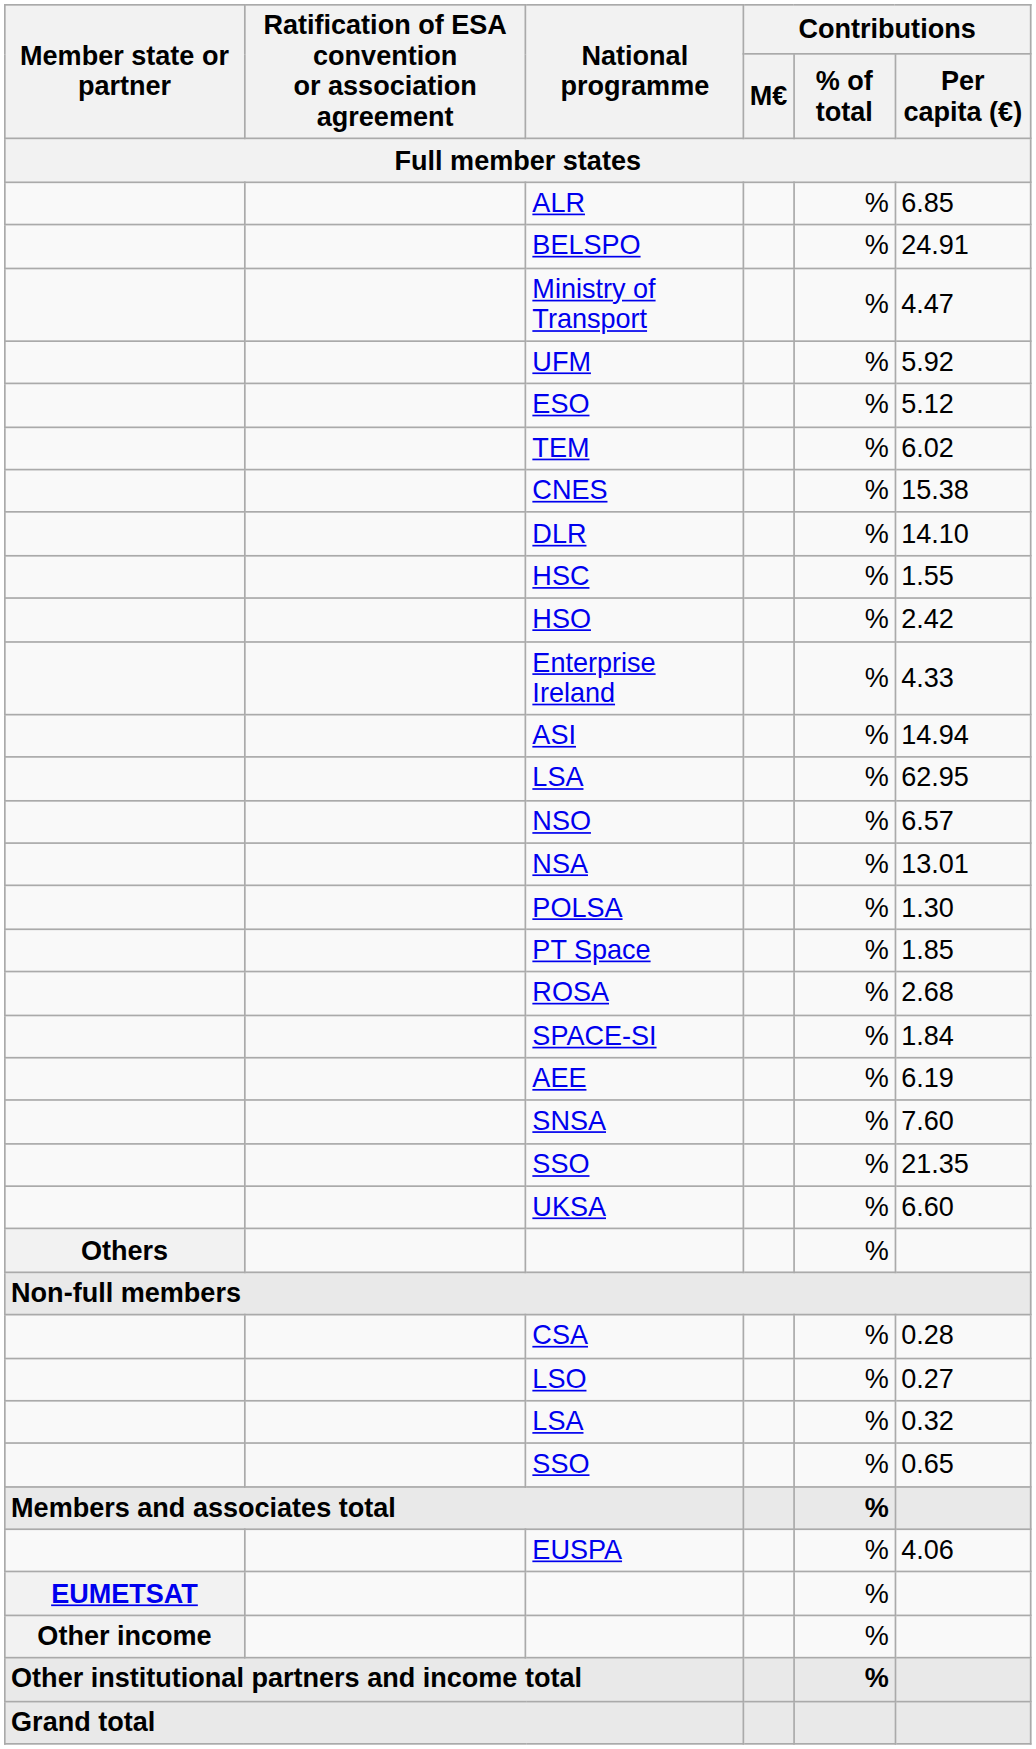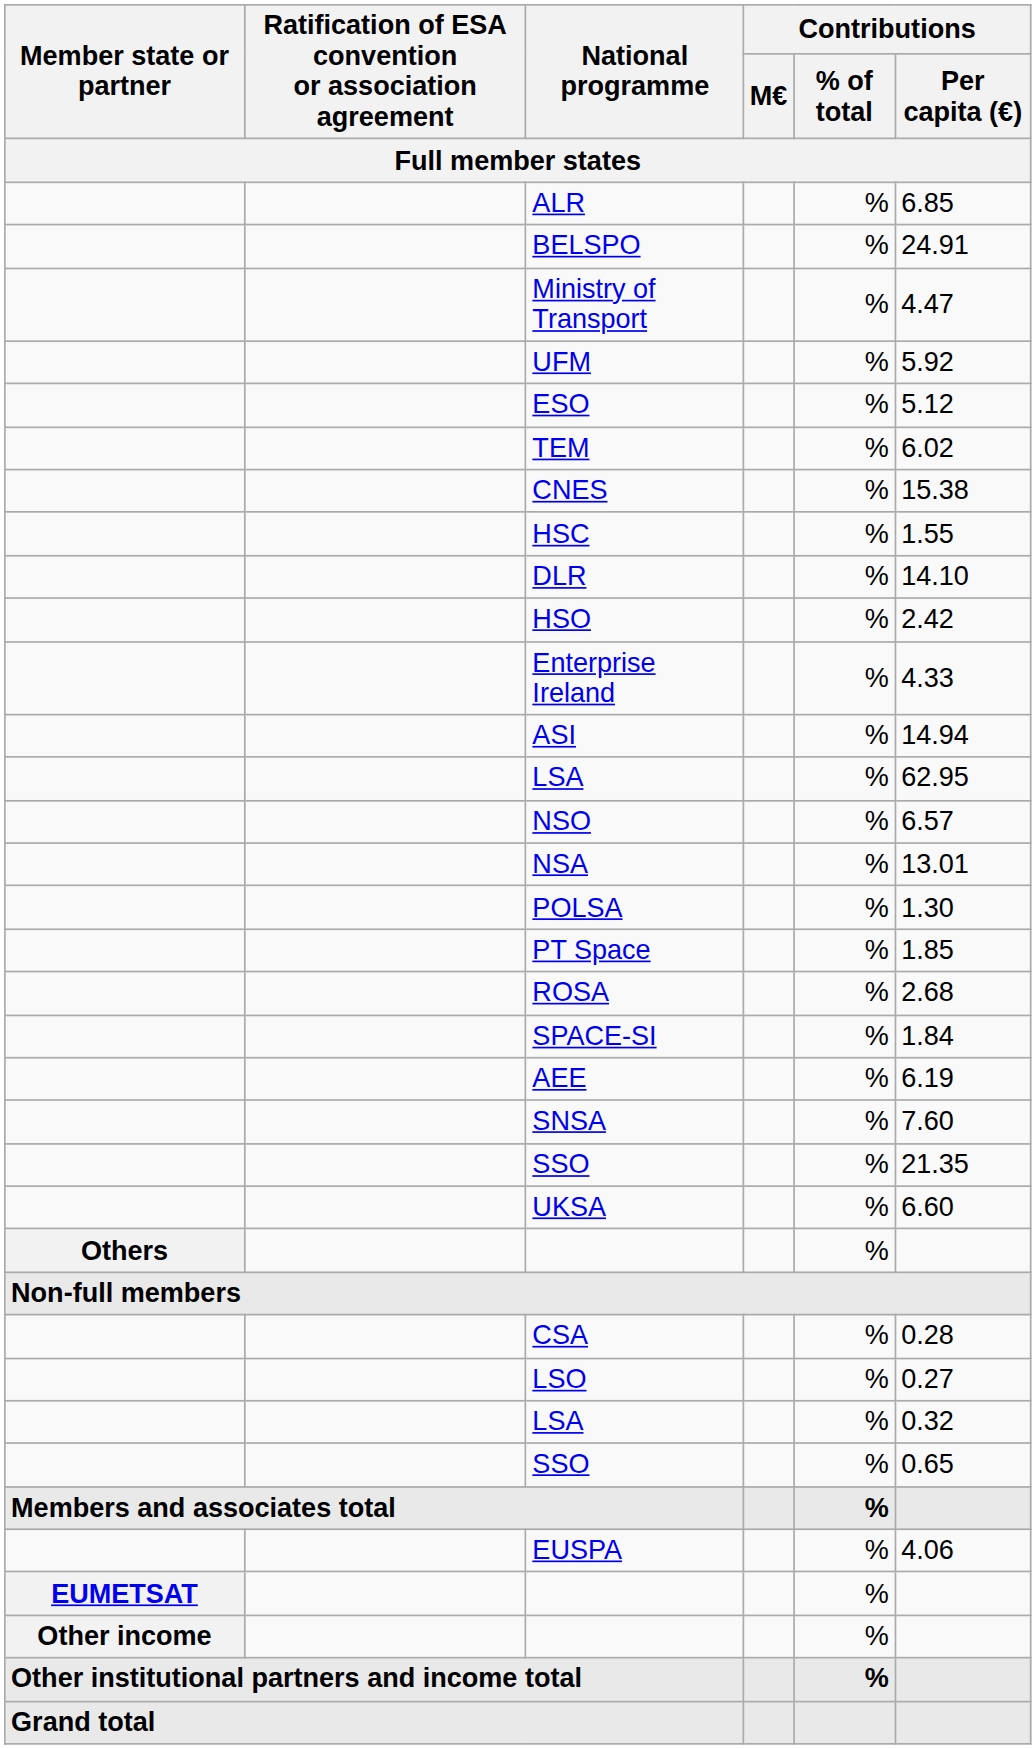rows swapped: (125, 534) <-> (125, 577)
